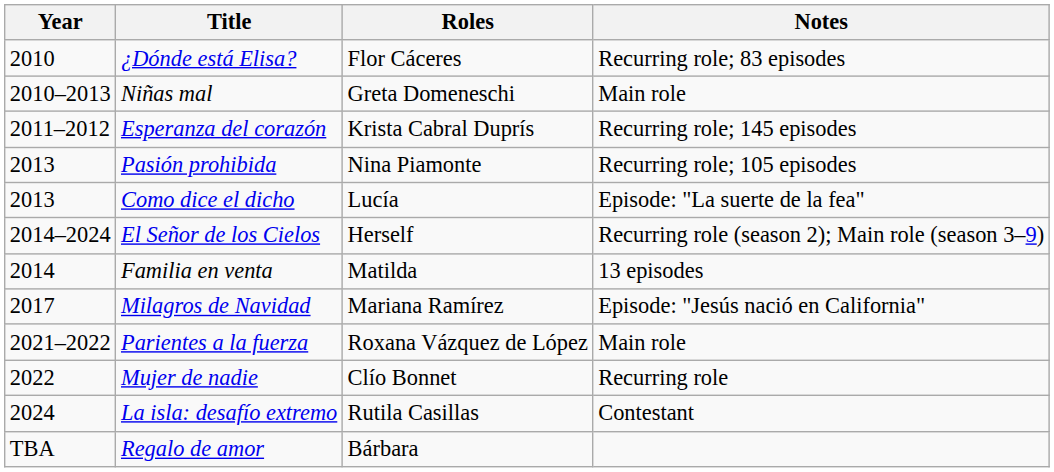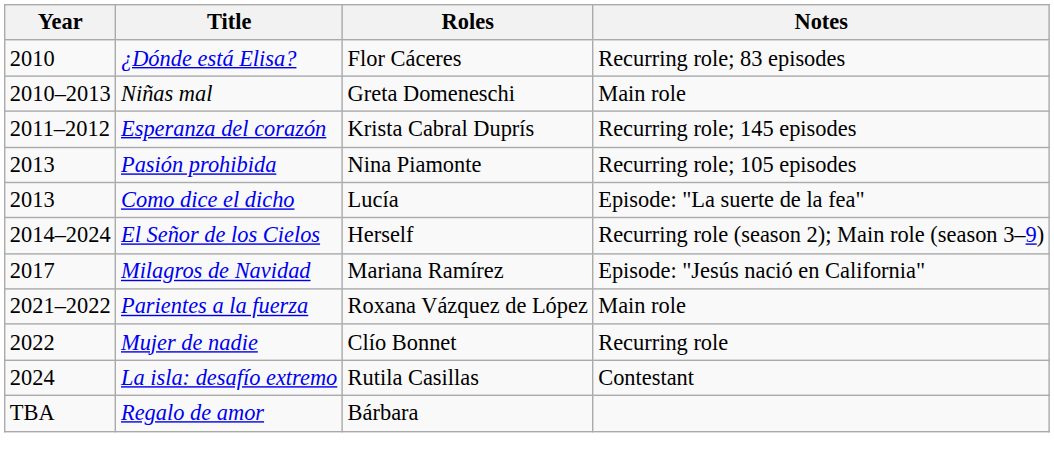- row: (197, 270)
